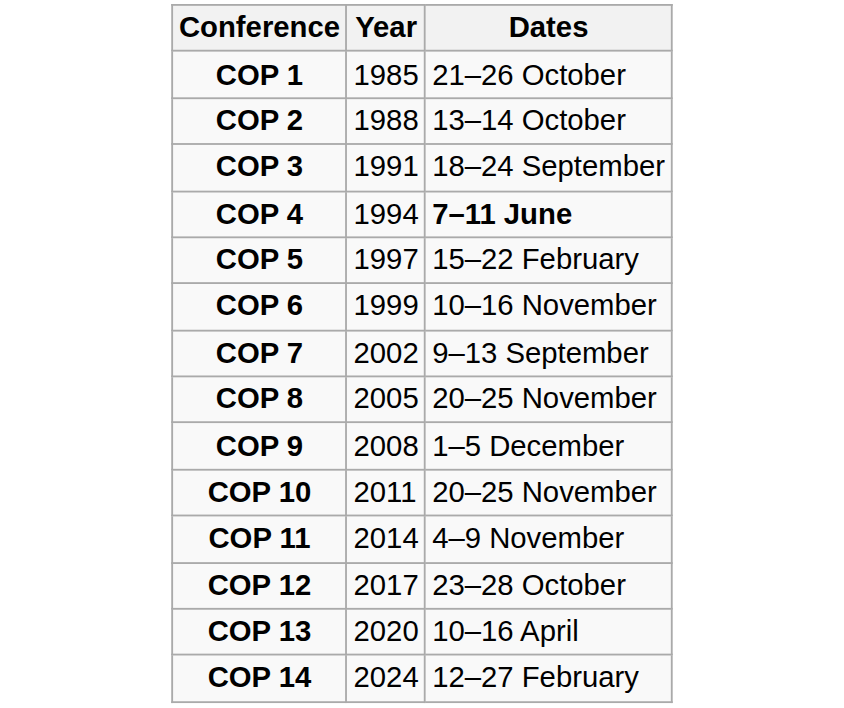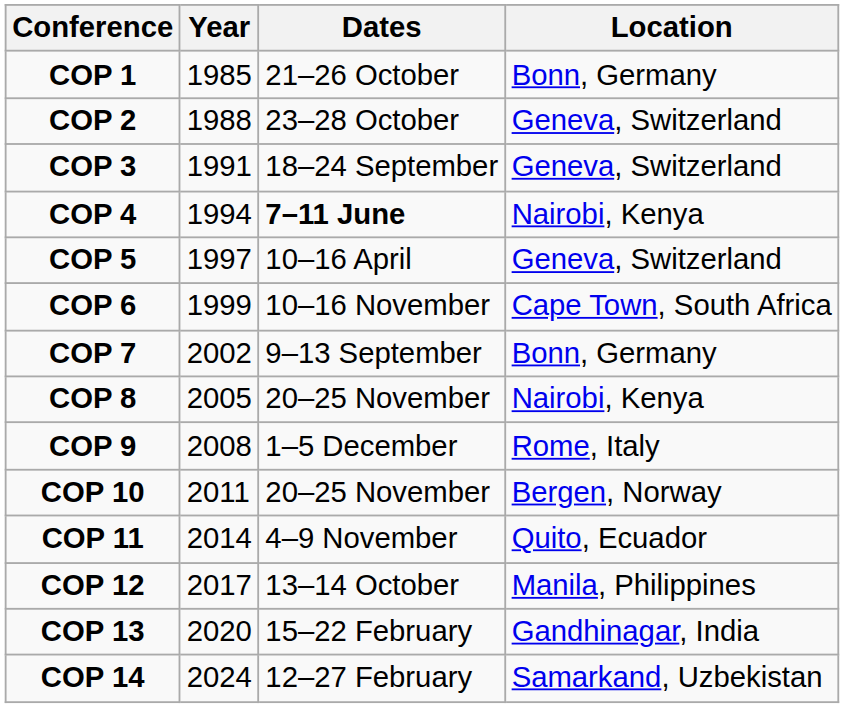+ column: (672, 27)
(529, 120) 13–14 October -> (362, 120) 23–28 October
(536, 259) 15–22 February -> (339, 259) 10–16 April
(529, 584) 23–28 October -> (362, 584) 13–14 October
(505, 631) 10–16 April -> (369, 631) 15–22 February
